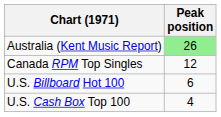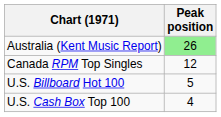(190, 83) 6 -> (190, 83) 5
